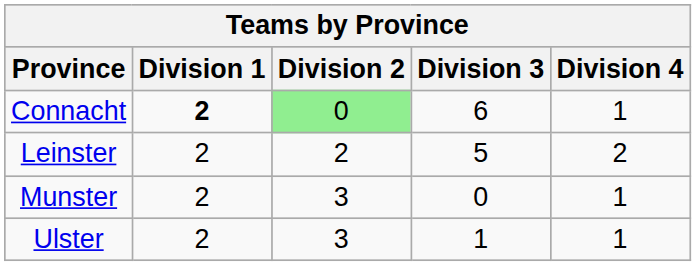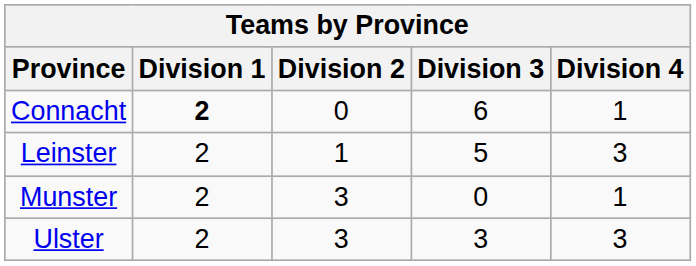(341, 111) lightgreen background -> (341, 111) no background
(341, 153) 2 -> (341, 153) 1
(620, 153) 2 -> (620, 153) 3
(481, 238) 1 -> (481, 238) 3
(620, 238) 1 -> (620, 238) 3
